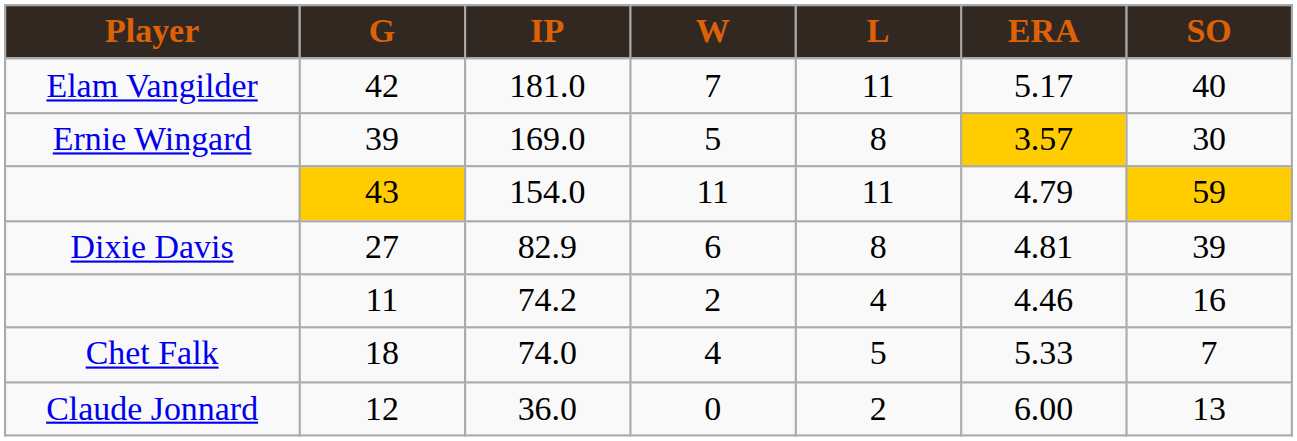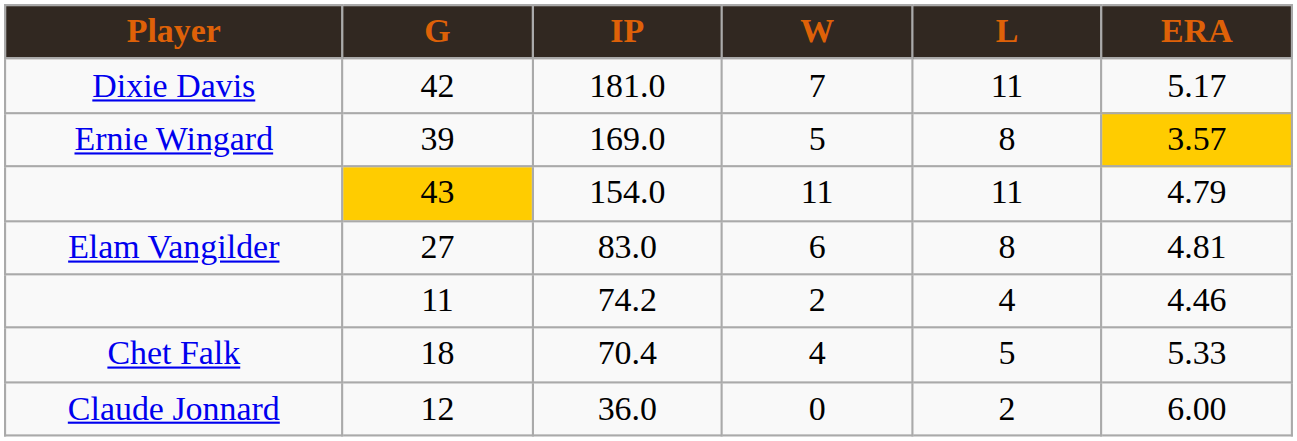- column: (1209, 31)
(152, 85) Elam Vangilder -> (174, 85) Dixie Davis
(152, 246) Dixie Davis -> (174, 246) Elam Vangilder
(547, 246) 82.9 -> (627, 246) 83.0
(547, 354) 74.0 -> (627, 354) 70.4
